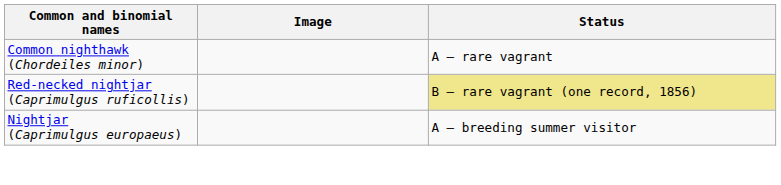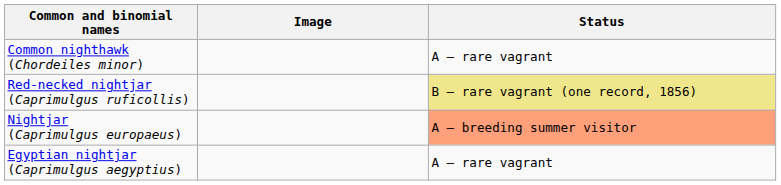(534, 127) no background -> (534, 127) lightsalmon background
+ row: (95, 162)
